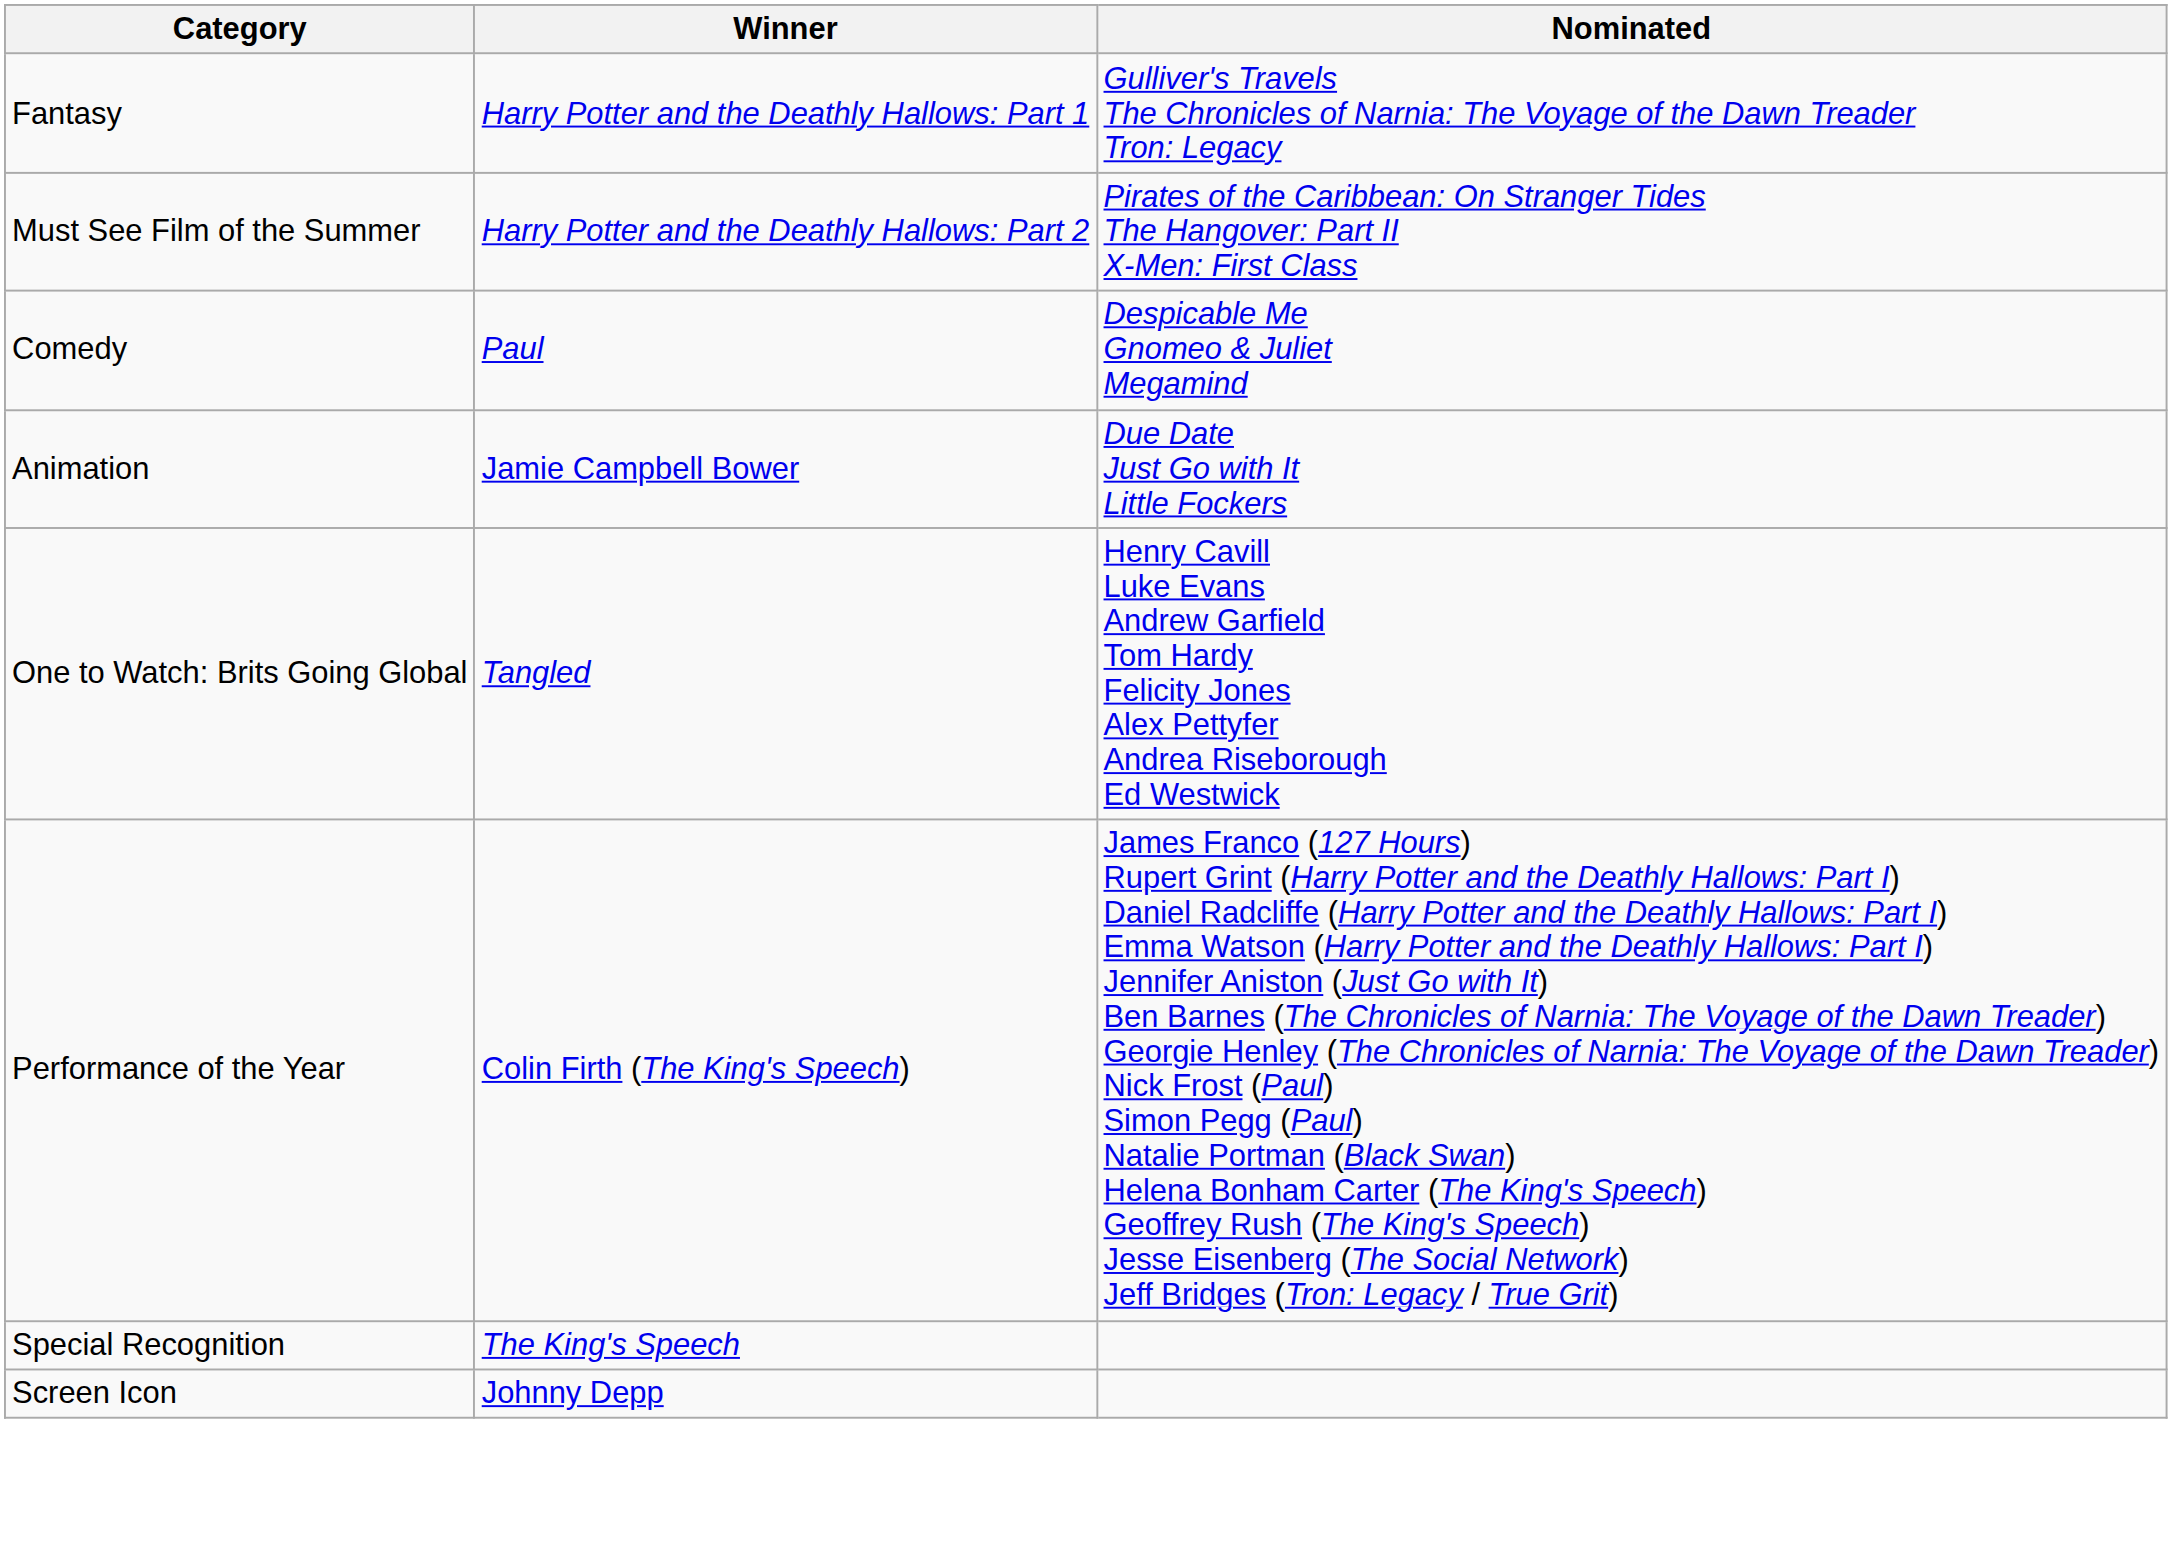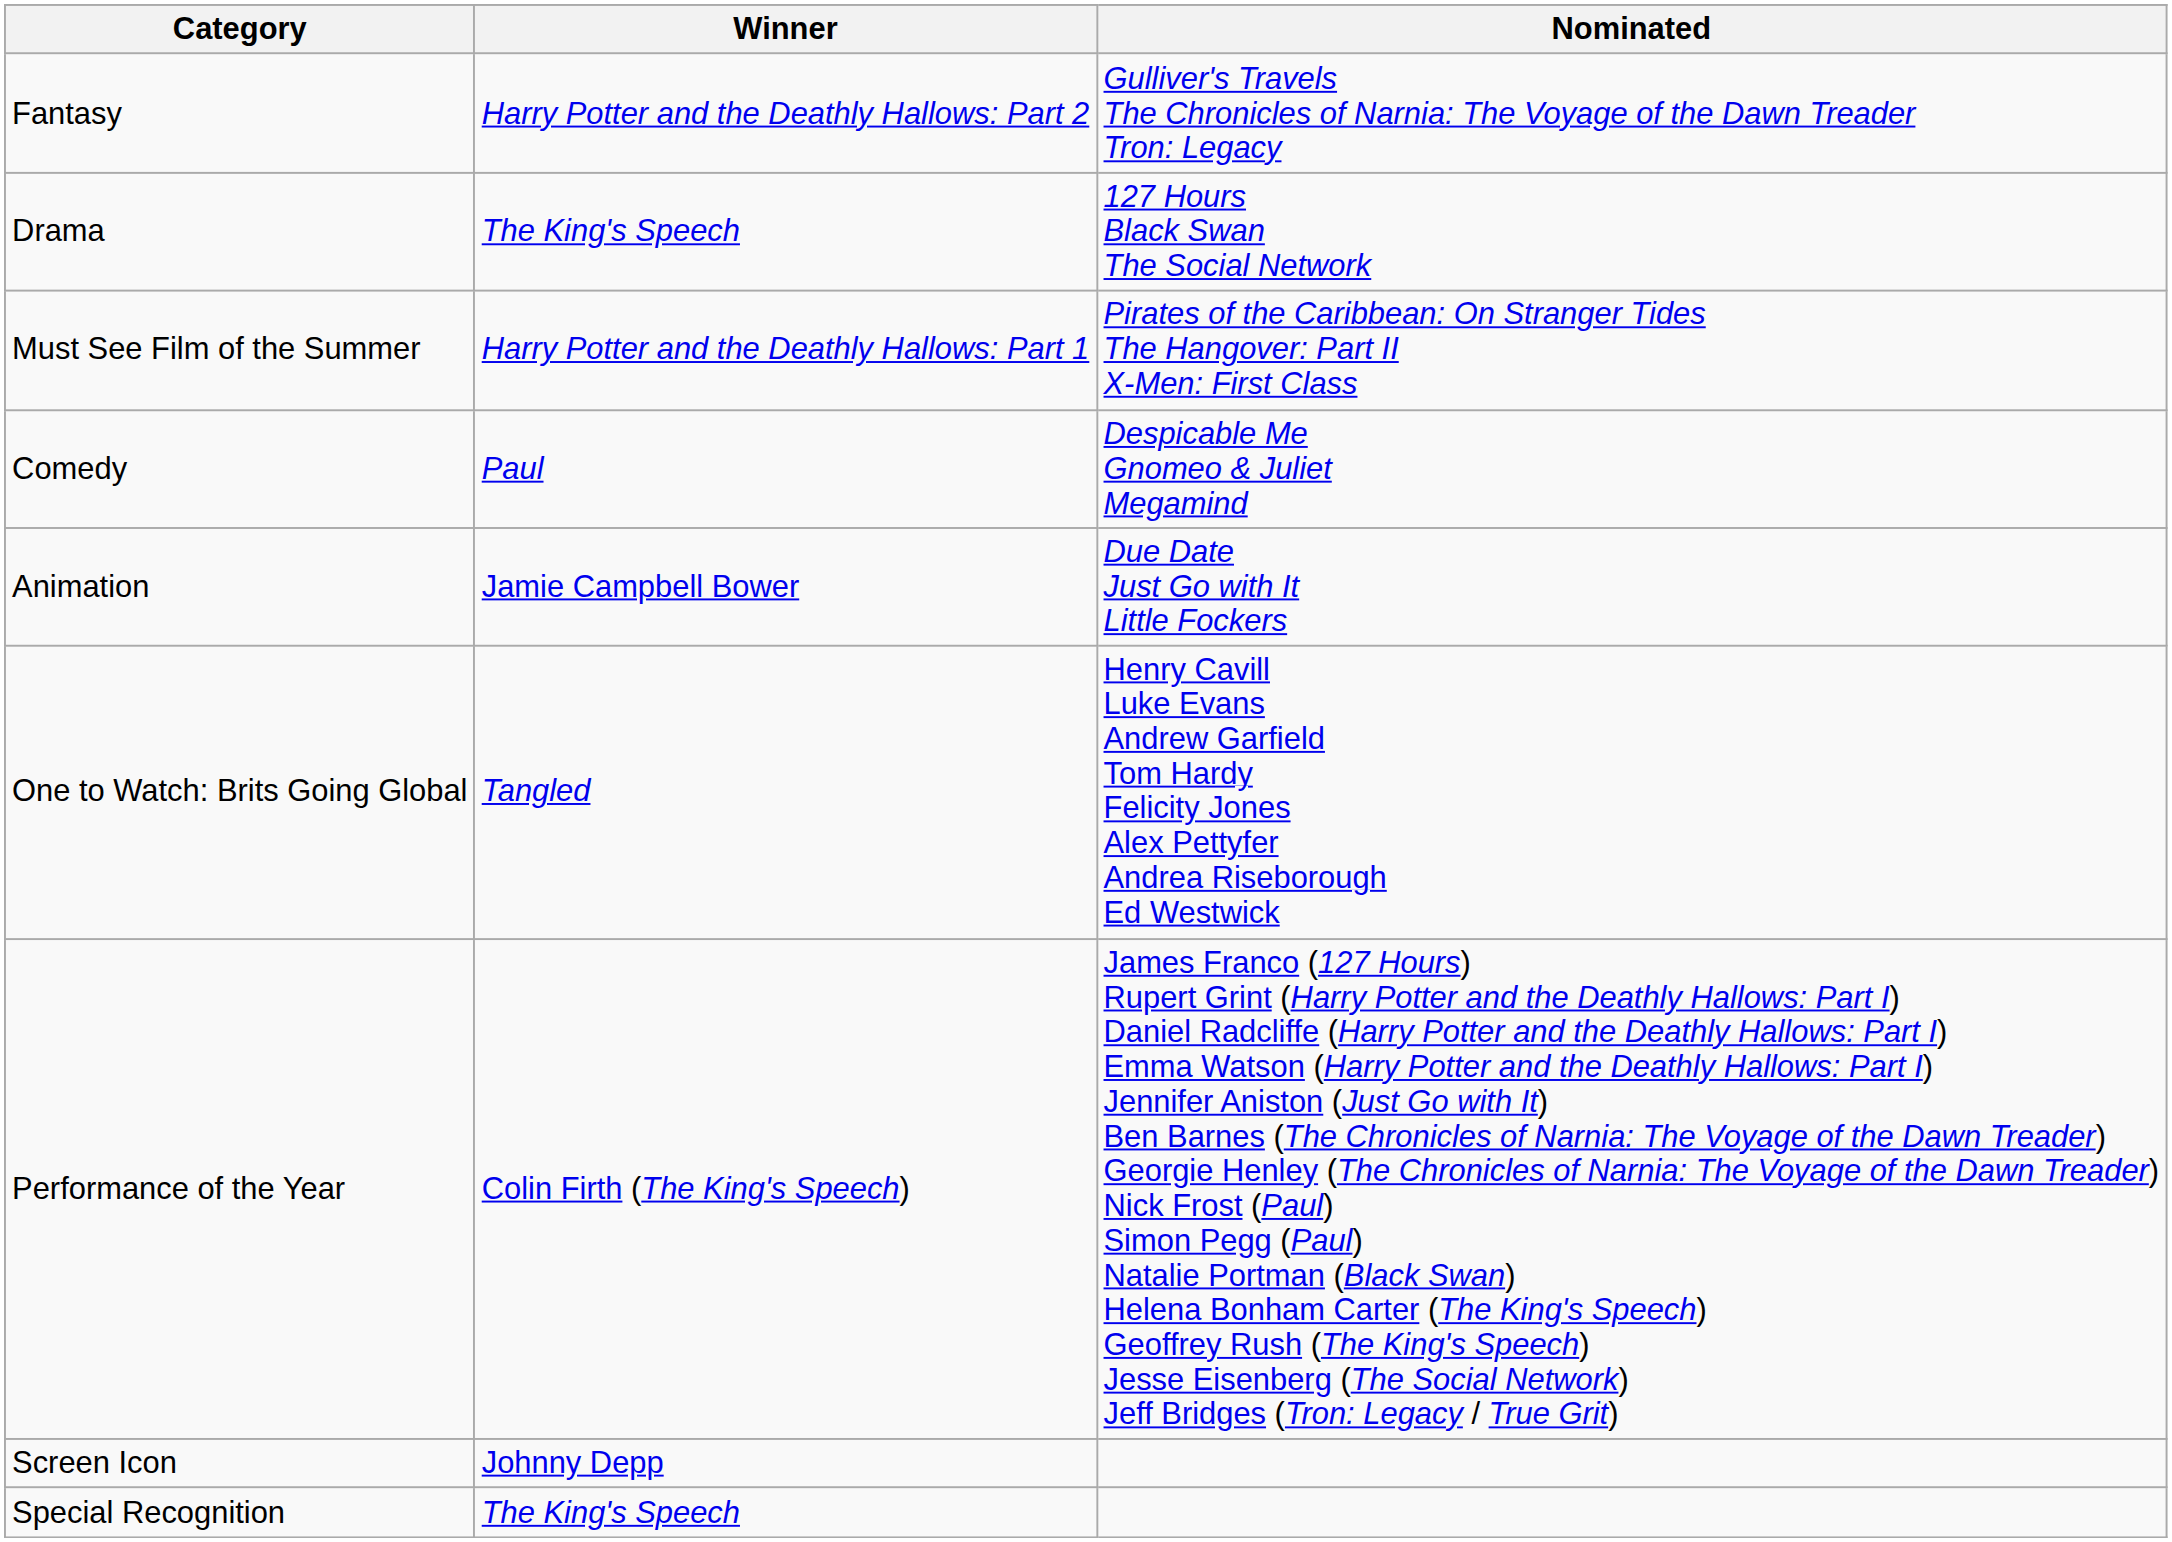(785, 112) Harry Potter and the Deathly Hallows: Part 1 -> (785, 112) Harry Potter and the Deathly Hallows: Part 2
+ row: (58, 231)
(785, 231) Harry Potter and the Deathly Hallows: Part 2 -> (785, 349) Harry Potter and the Deathly Hallows: Part 1
rows swapped: (94, 1393) <-> (149, 1344)
